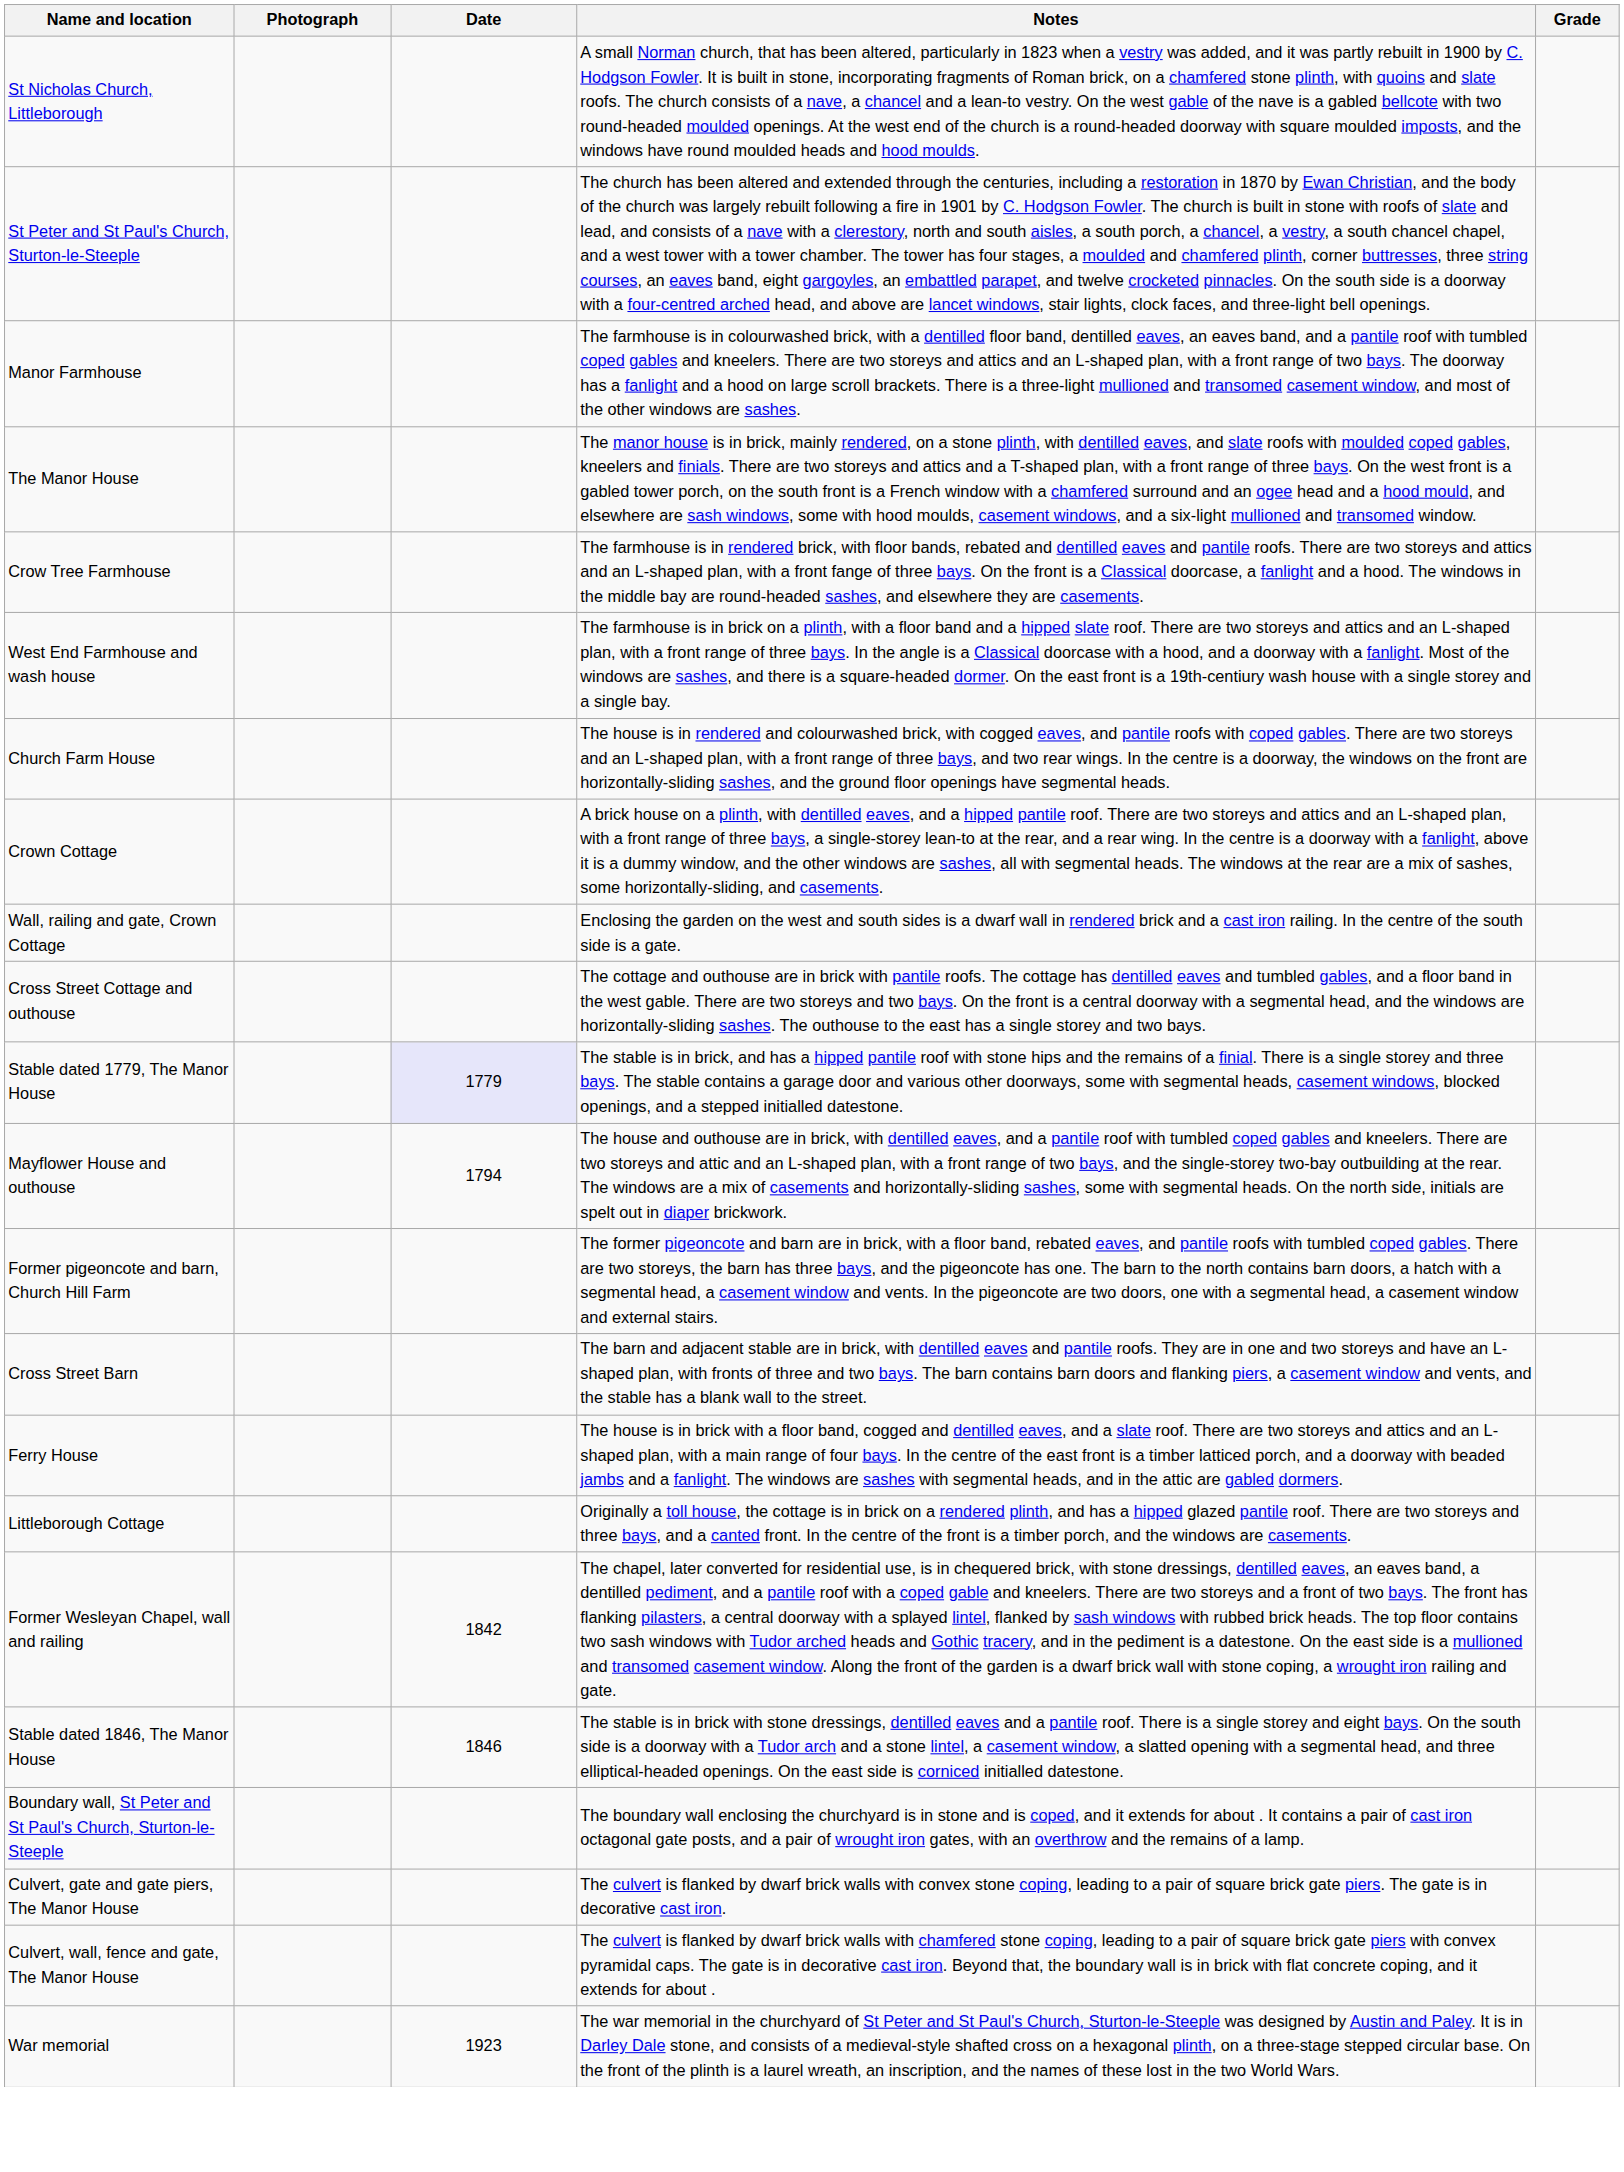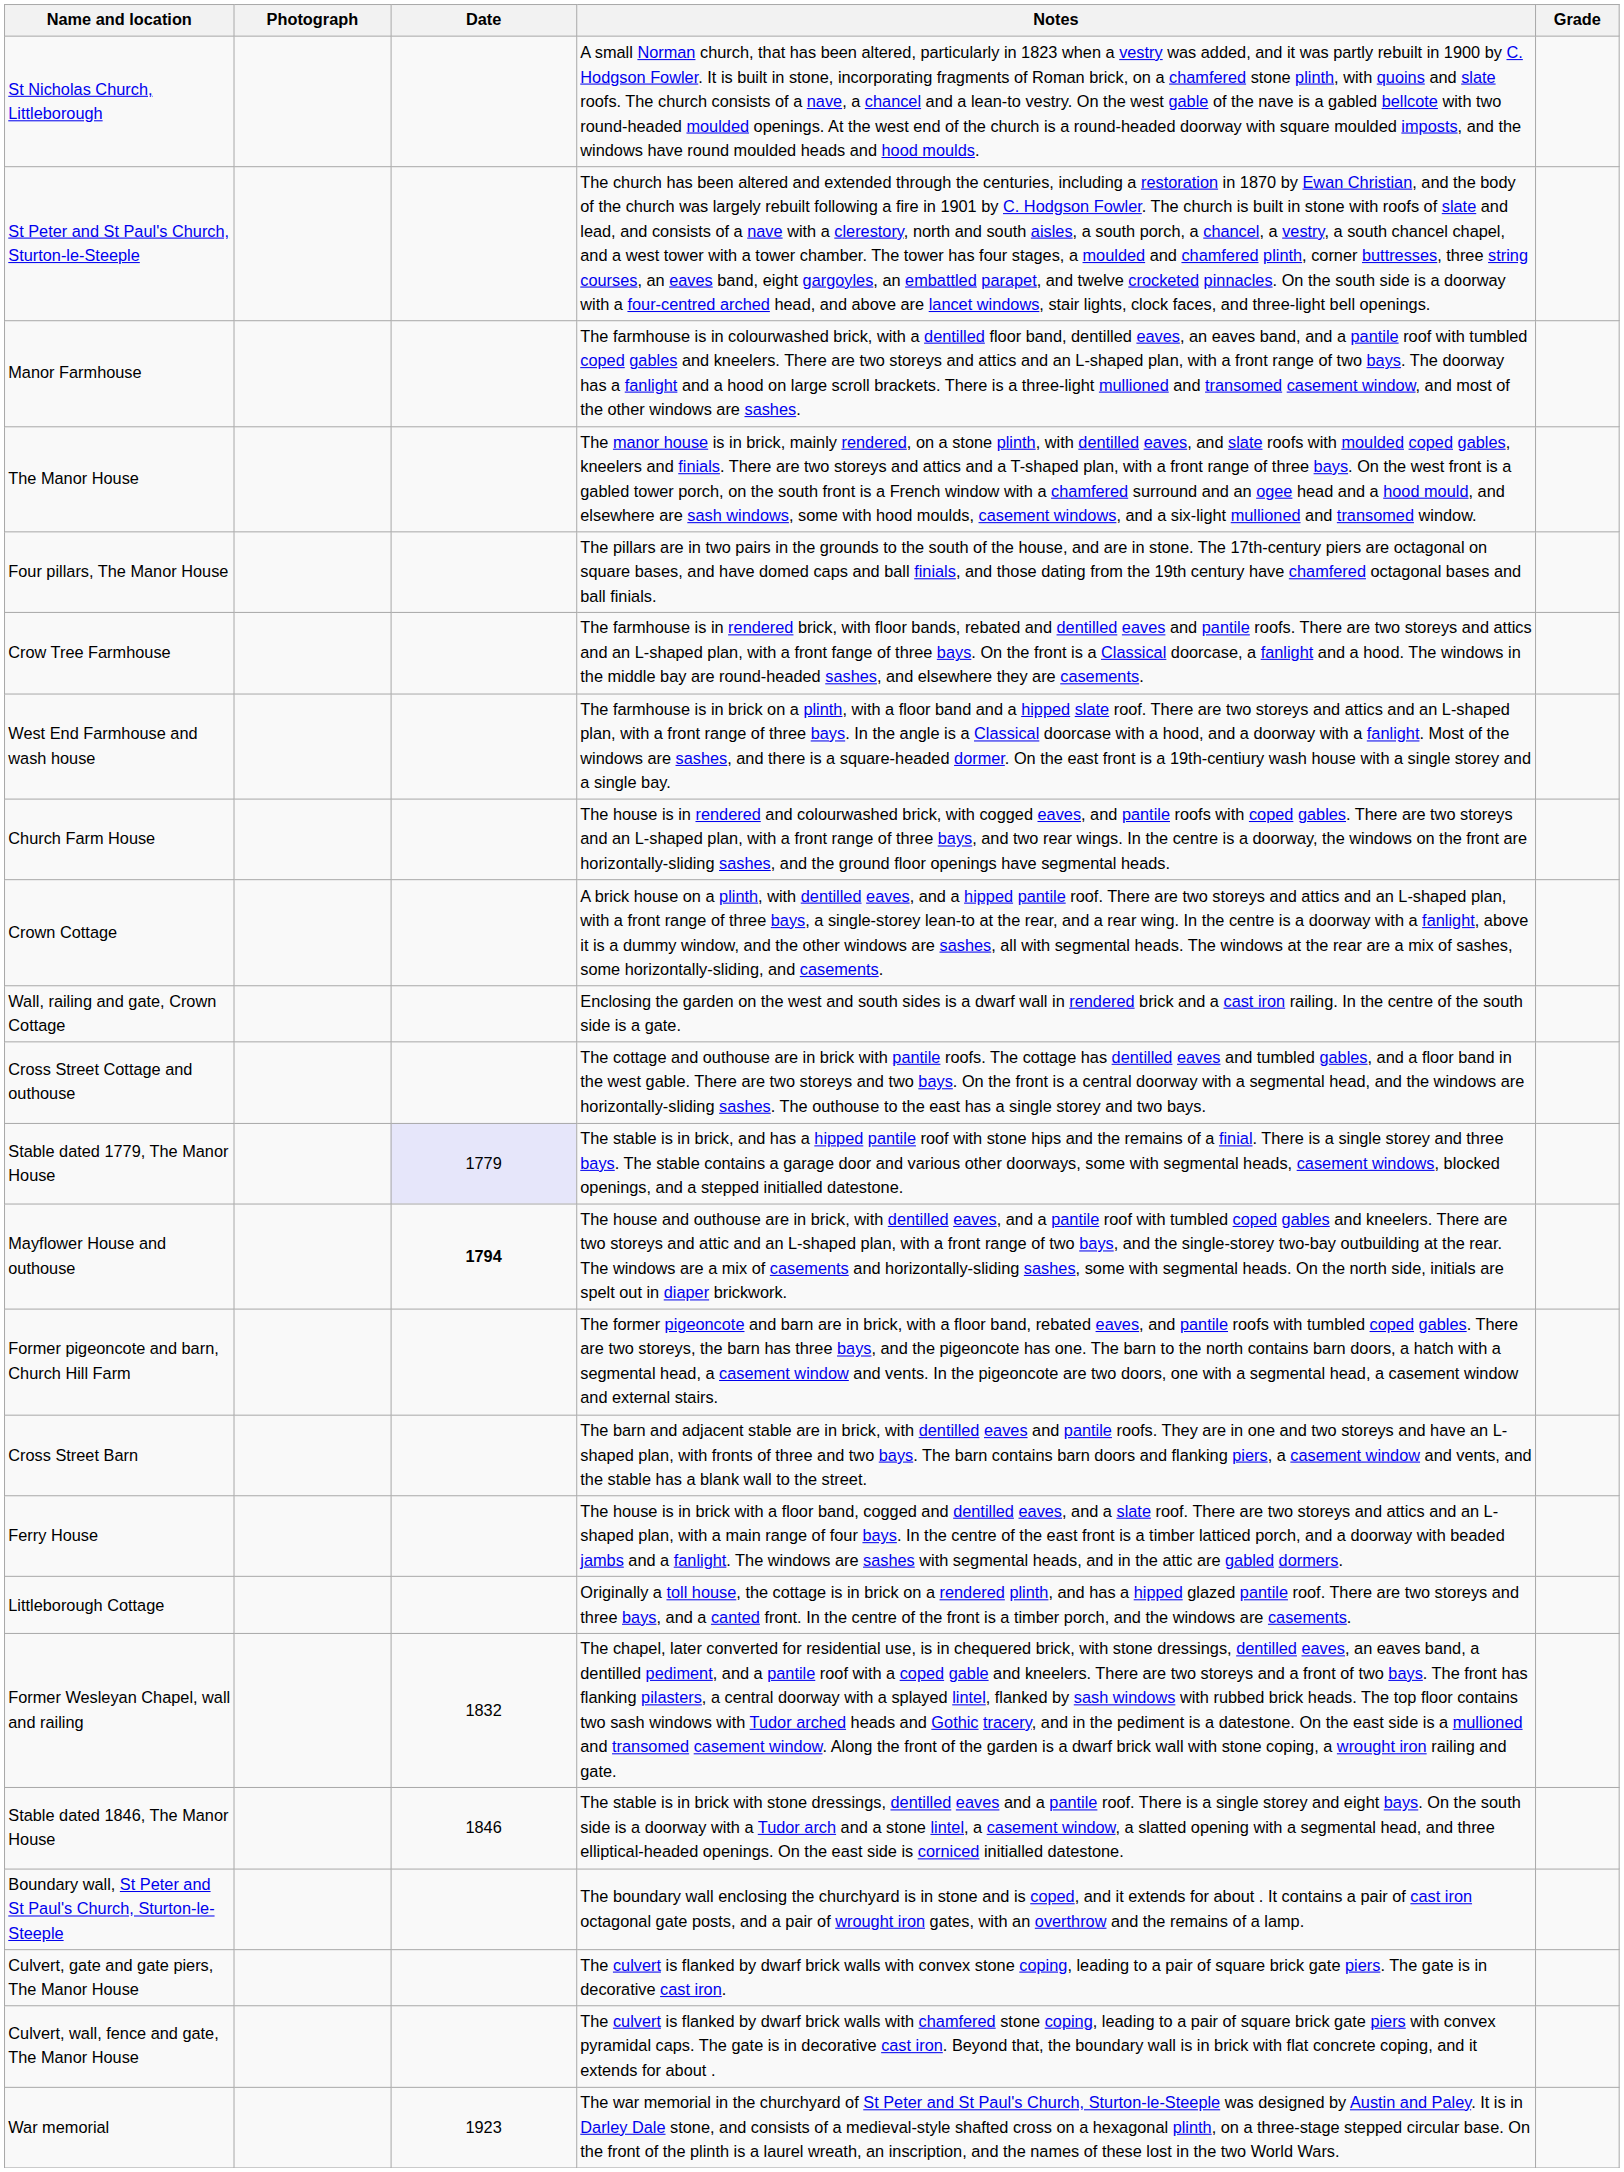+ row: (118, 572)
(484, 1175) normal -> (484, 1256) bold
(484, 1629) 1842 -> (484, 1710) 1832
